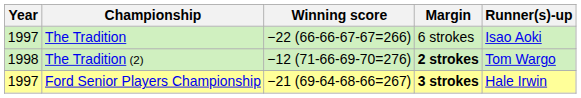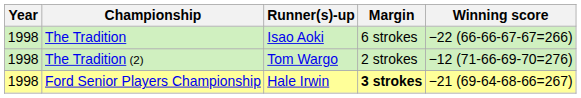columns swapped: (339, 15) <-> (529, 15)
(23, 37) 1997 -> (23, 37) 1998
(448, 59) bold -> (389, 59) normal
(23, 81) 1997 -> (23, 81) 1998
